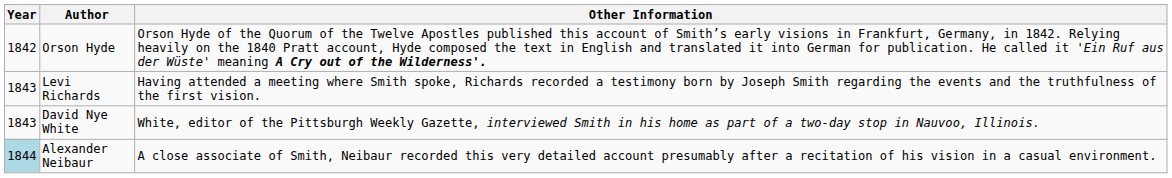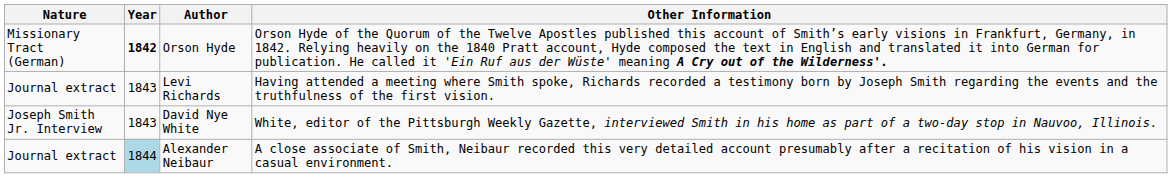+ column: (65, 14)
(22, 48) normal -> (142, 48) bold
